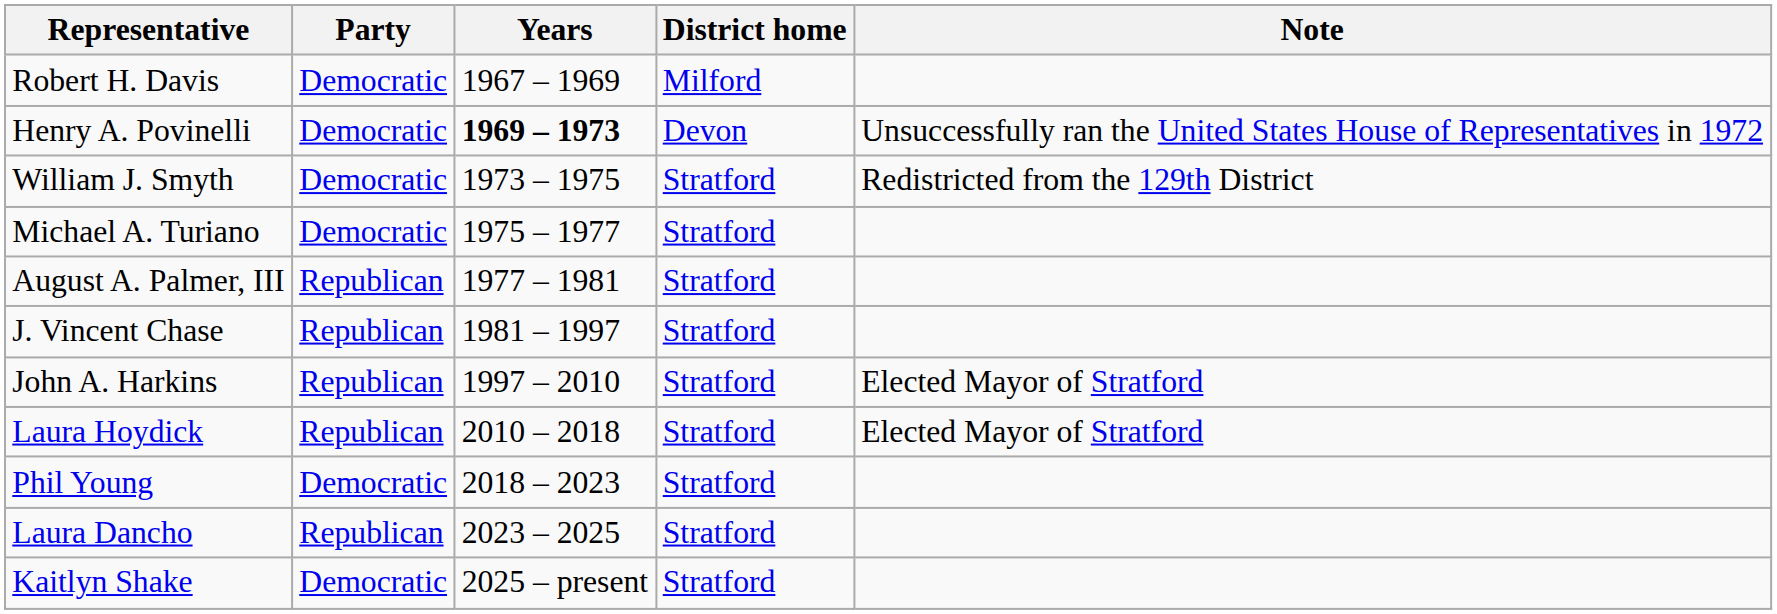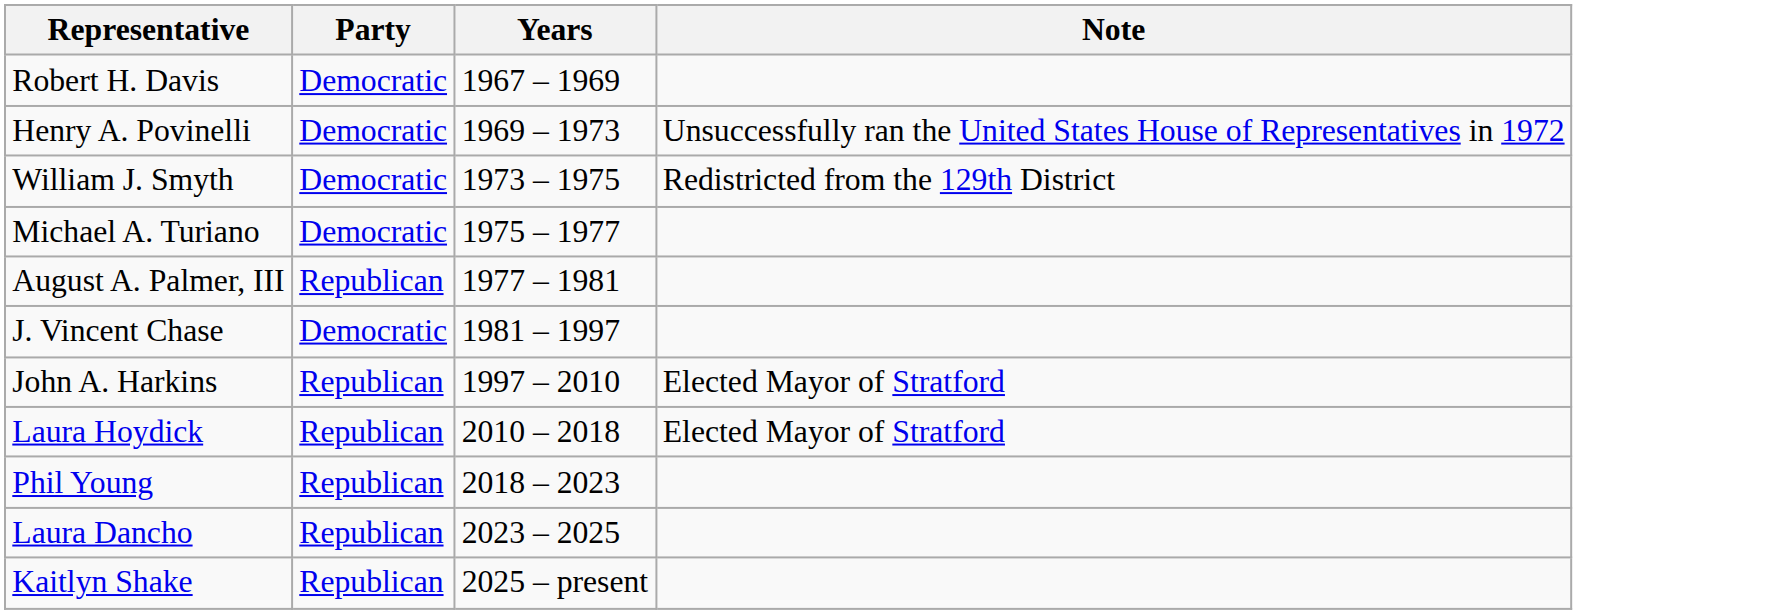- column: (755, 29)
(541, 130) bold -> (541, 130) normal
(371, 331) Republican -> (373, 331) Democratic
(373, 481) Democratic -> (371, 481) Republican
(373, 582) Democratic -> (371, 582) Republican
